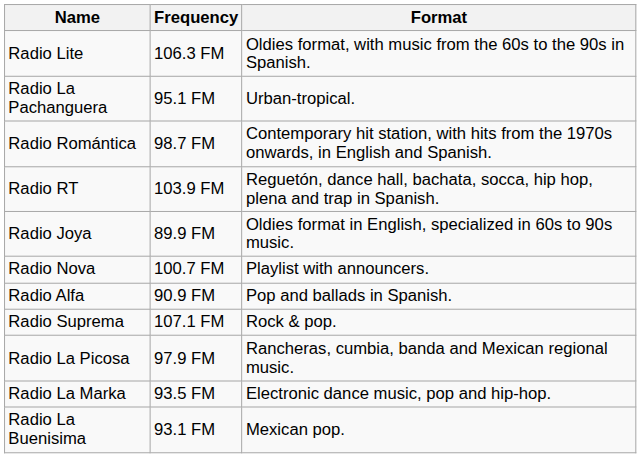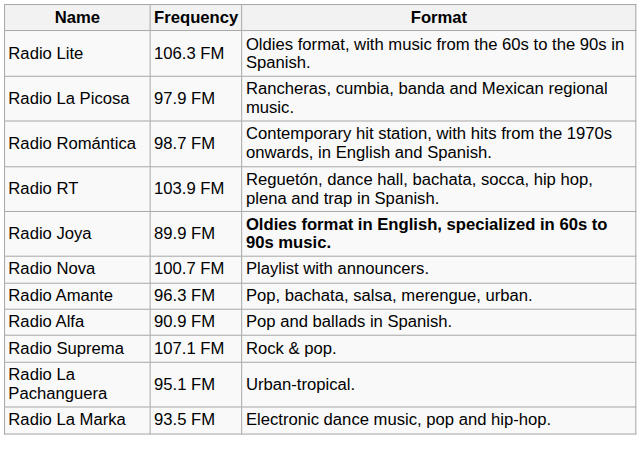rows swapped: (69, 358) <-> (58, 98)
(429, 233) normal -> (427, 233) bold
+ row: (61, 296)
- row: (47, 429)
